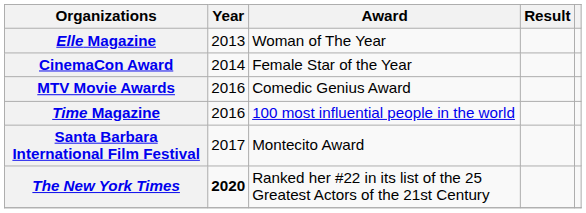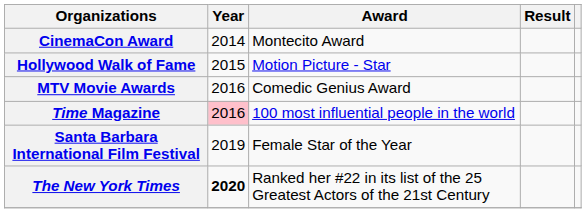- row: (106, 40)
(332, 64) Female Star of the Year -> (308, 40) Montecito Award
+ row: (106, 64)
(228, 112) no background -> (228, 112) pink background
(228, 145) 2017 -> (228, 145) 2019
(308, 145) Montecito Award -> (332, 145) Female Star of the Year
